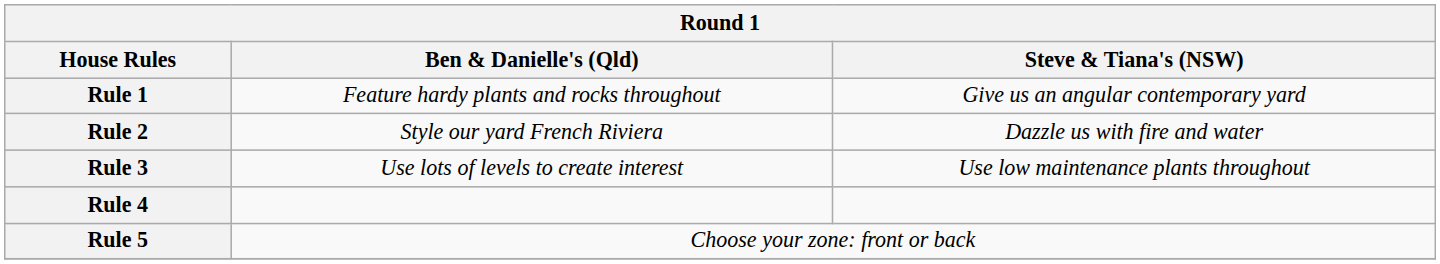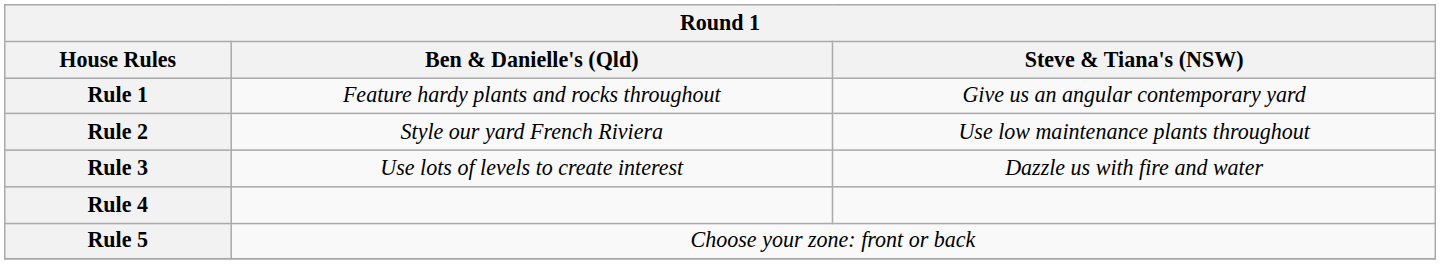(1134, 132) Dazzle us with fire and water -> (1134, 132) Use low maintenance plants throughout
(1134, 168) Use low maintenance plants throughout -> (1134, 168) Dazzle us with fire and water
